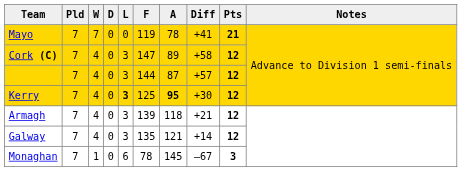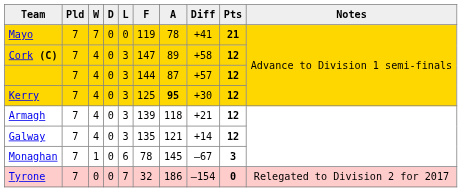(125, 96) bold -> (125, 96) normal
+ row: (27, 177)
